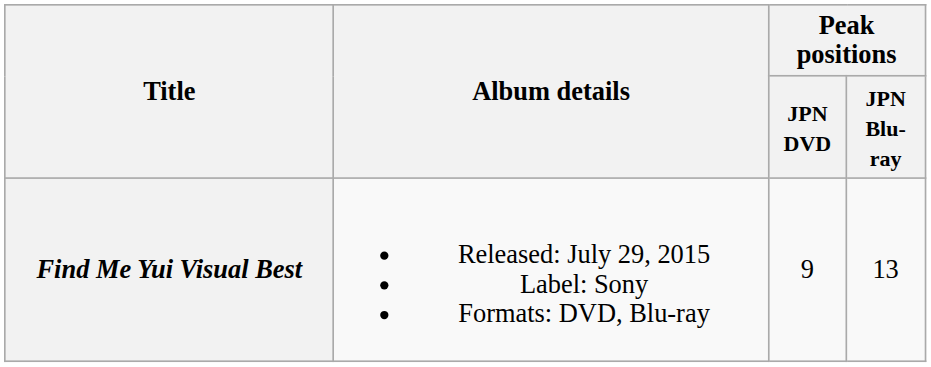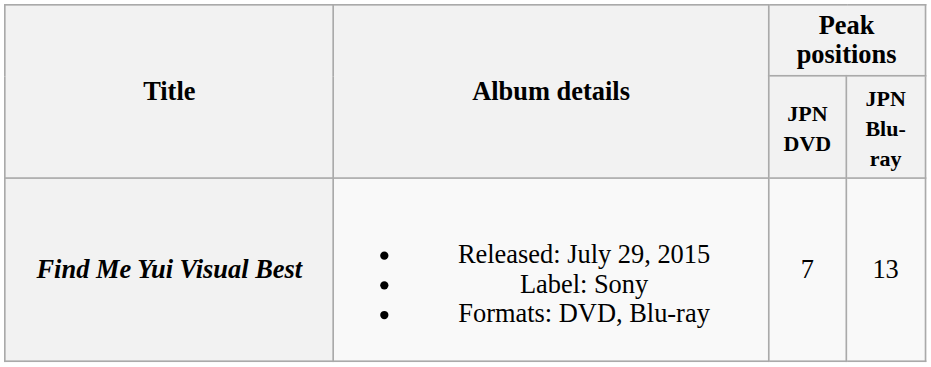(807, 269) 9 -> (807, 269) 7
